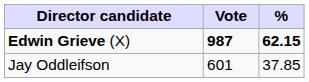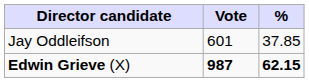rows swapped: (69, 41) <-> (59, 65)
